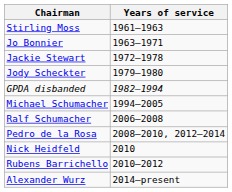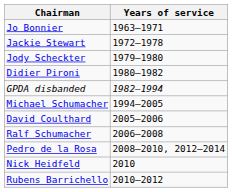- row: (43, 27)
+ row: (43, 73)
+ row: (49, 119)
- row: (46, 180)
